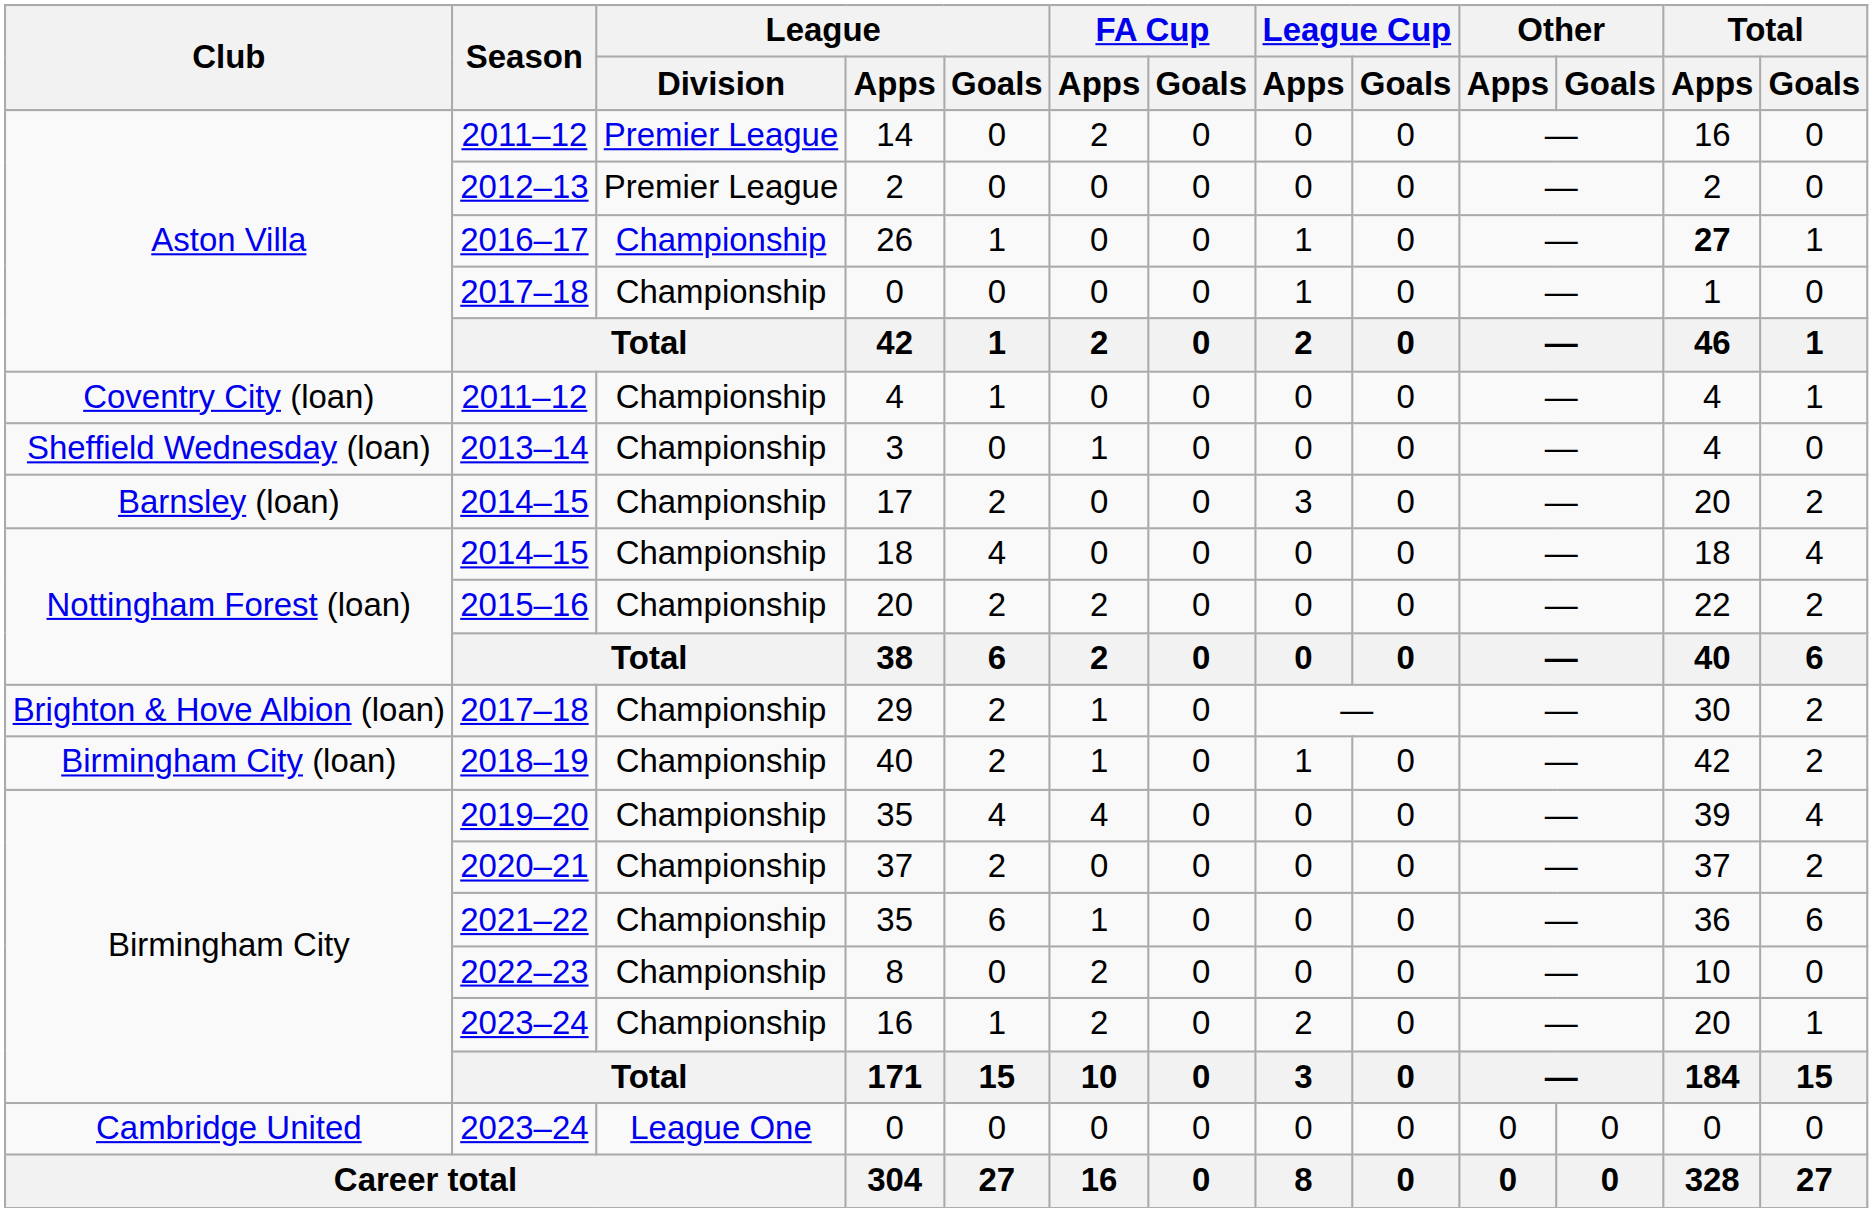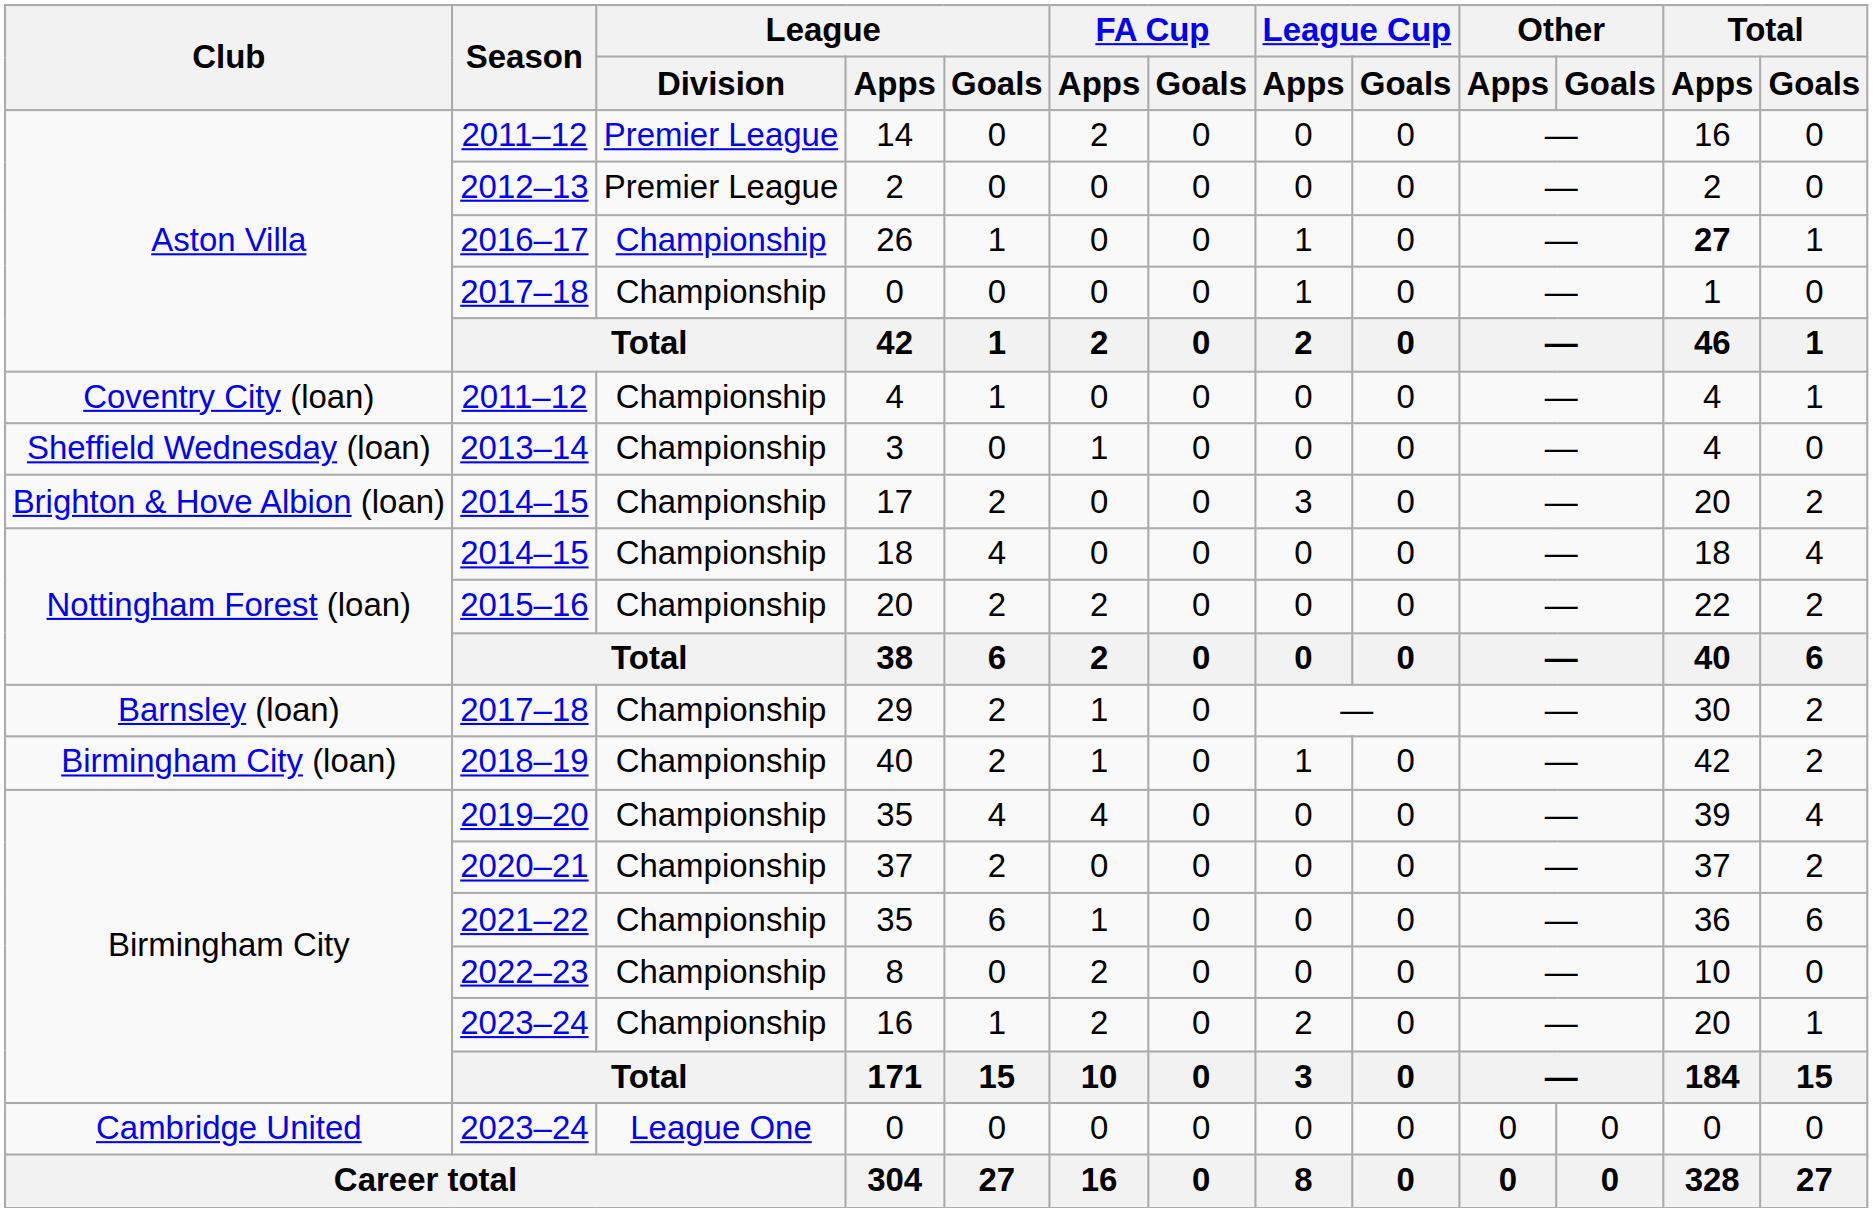(229, 501) Barnsley (loan) -> (229, 501) Brighton & Hove Albion (loan)
(229, 710) Brighton & Hove Albion (loan) -> (229, 710) Barnsley (loan)
